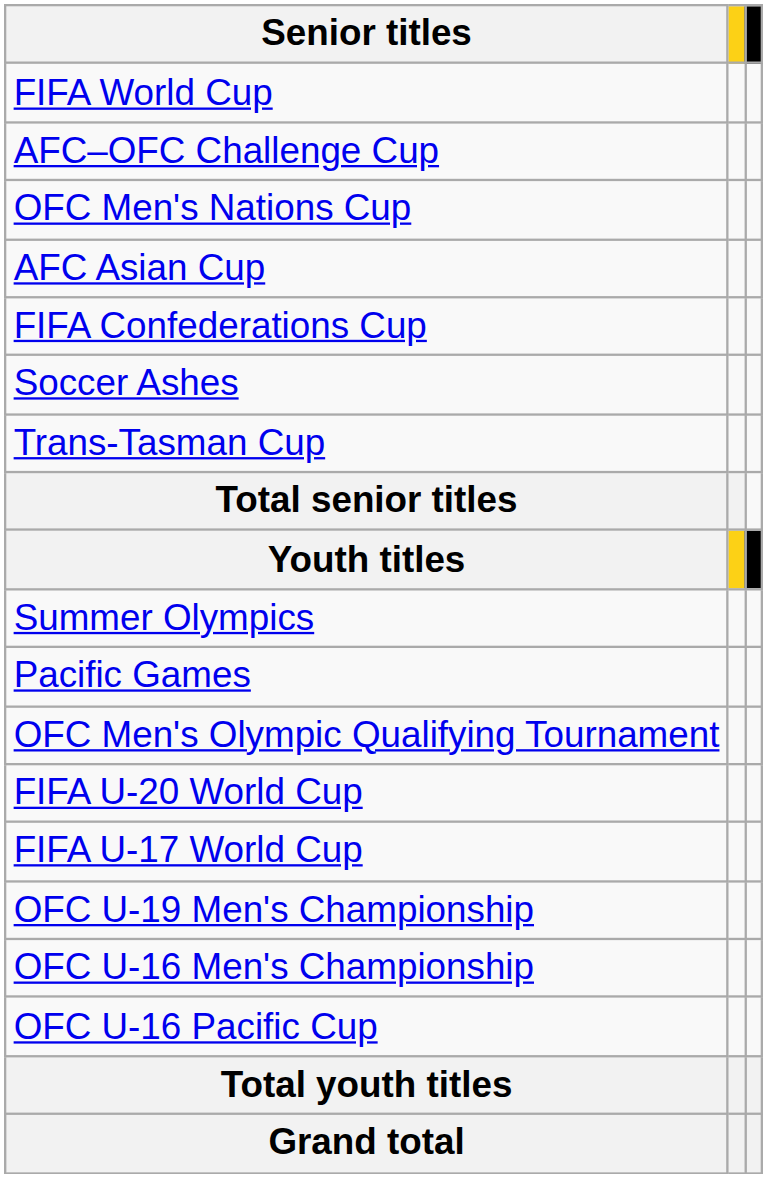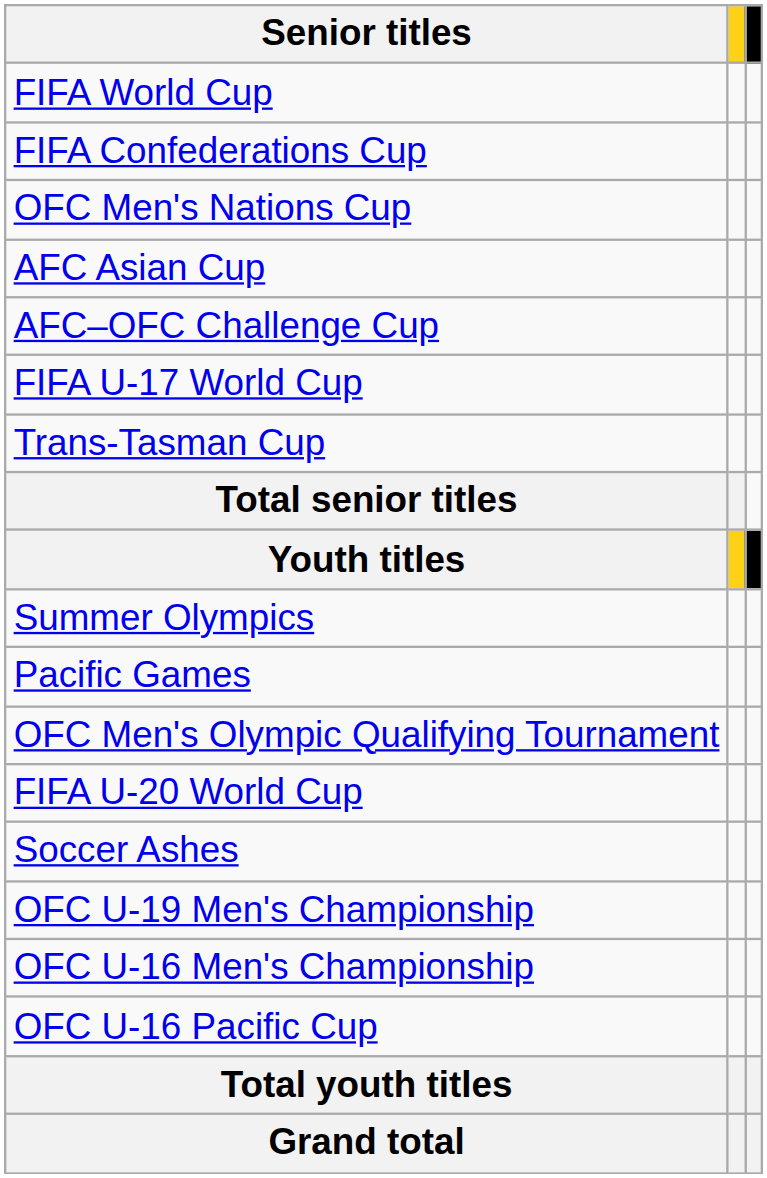rows swapped: (220, 325) <-> (226, 150)
rows swapped: (126, 383) <-> (188, 850)
